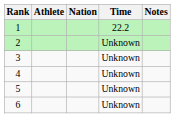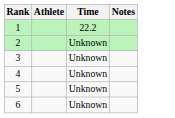- column: (83, 12)
